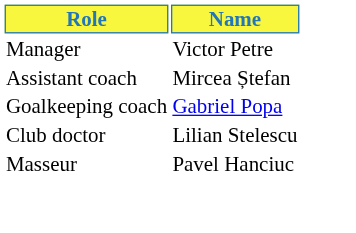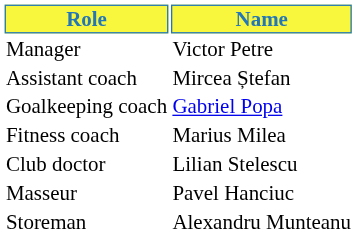+ row: (63, 135)
+ row: (46, 221)
